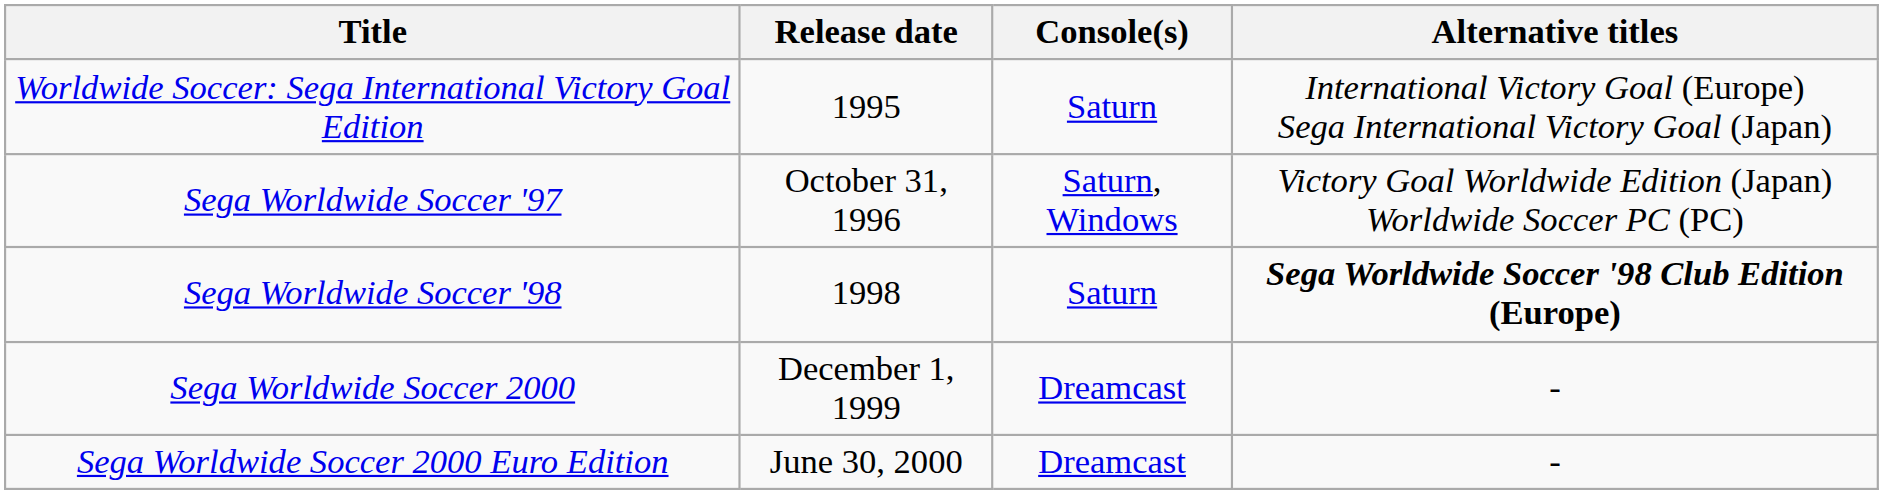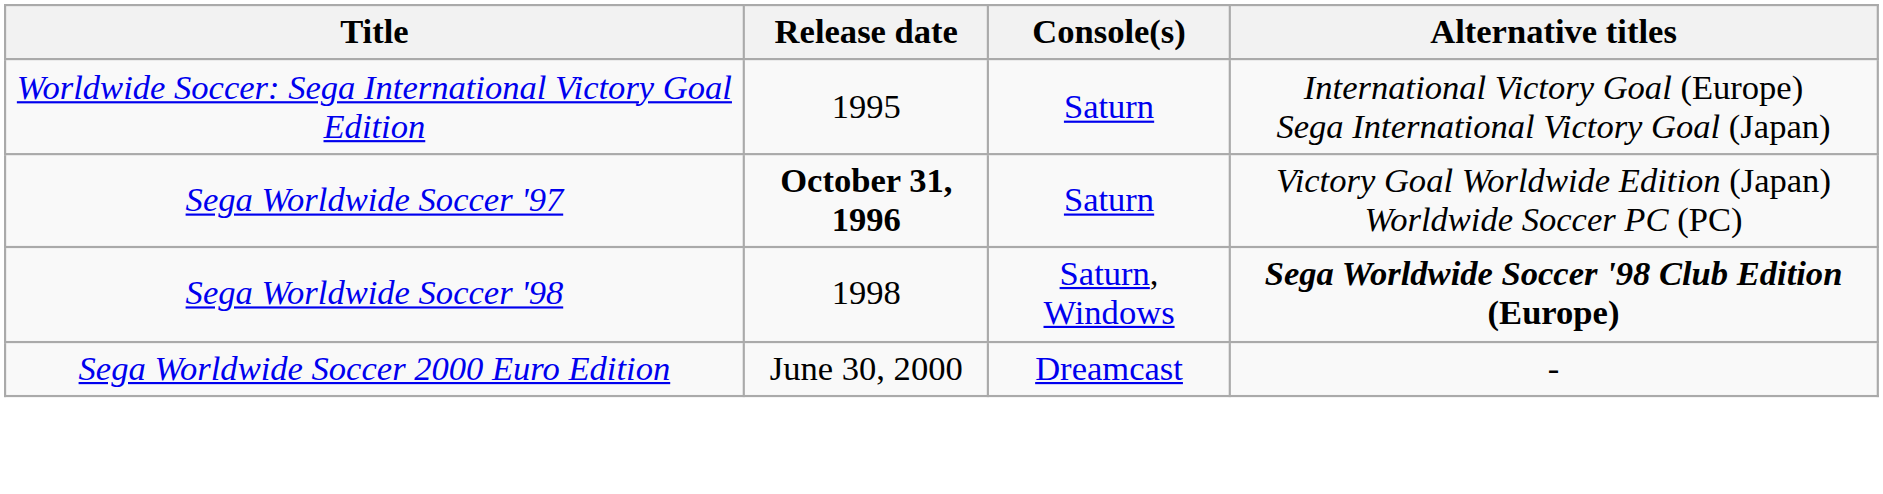(866, 199) normal -> (866, 199) bold
(1112, 199) Saturn, Windows -> (1109, 199) Saturn
(1112, 293) Saturn -> (1109, 293) Saturn, Windows
- row: (373, 387)
